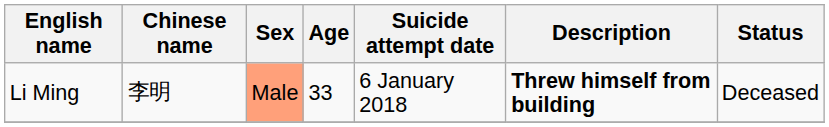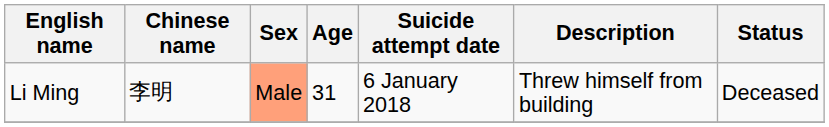(320, 92) 33 -> (324, 92) 31
(611, 92) bold -> (611, 92) normal
